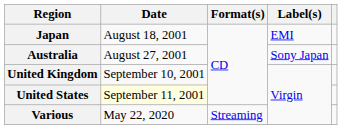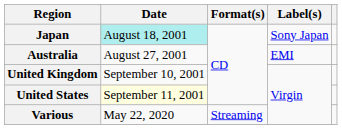(145, 34) no background -> (145, 34) paleturquoise background
(282, 34) EMI -> (300, 34) Sony Japan
(300, 54) Sony Japan -> (282, 54) EMI
